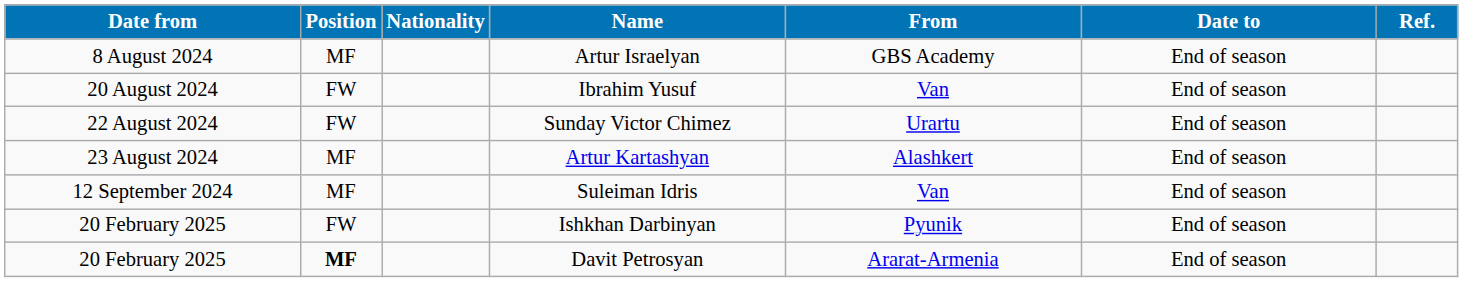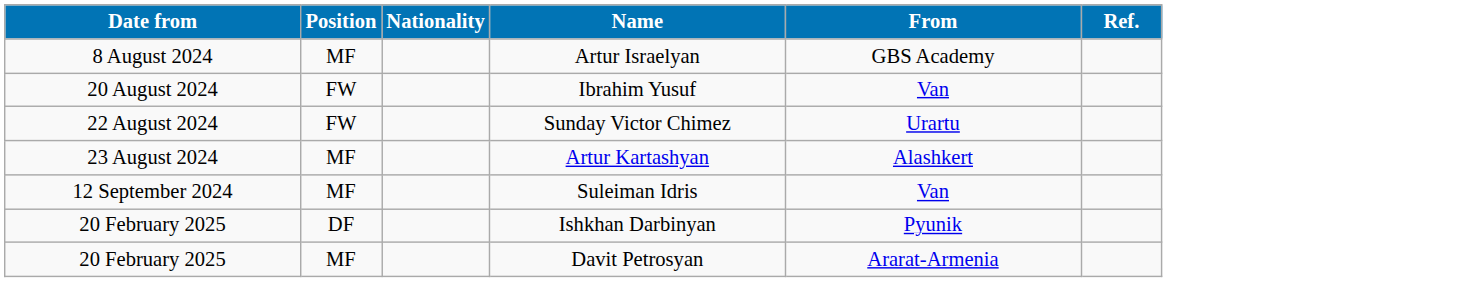- column: (1229, 21)
(341, 225) FW -> (341, 225) DF
(341, 259) bold -> (341, 259) normal
